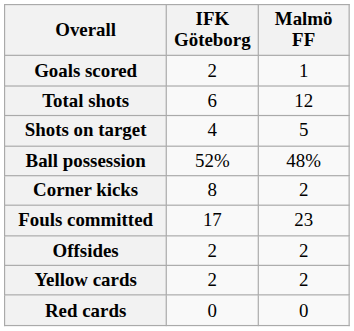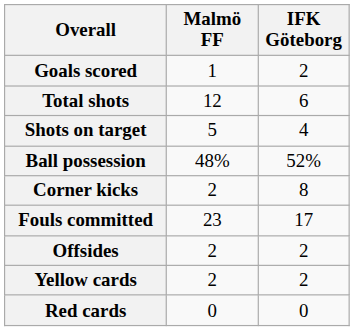columns swapped: (212, 30) <-> (304, 30)
